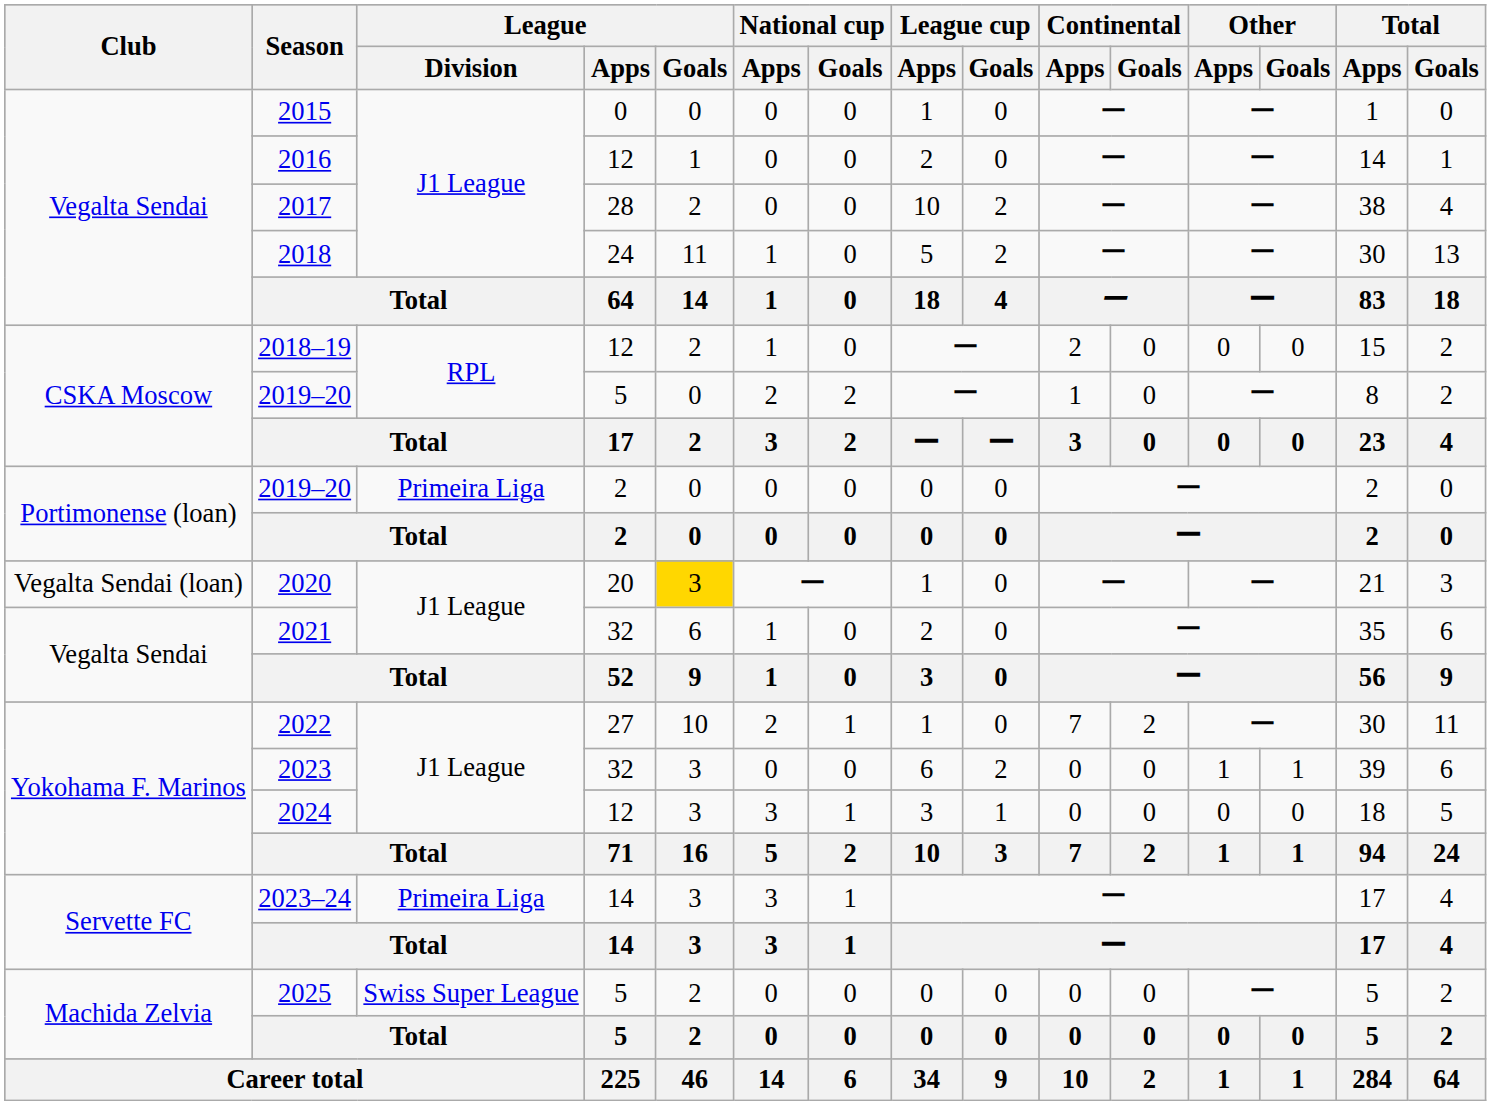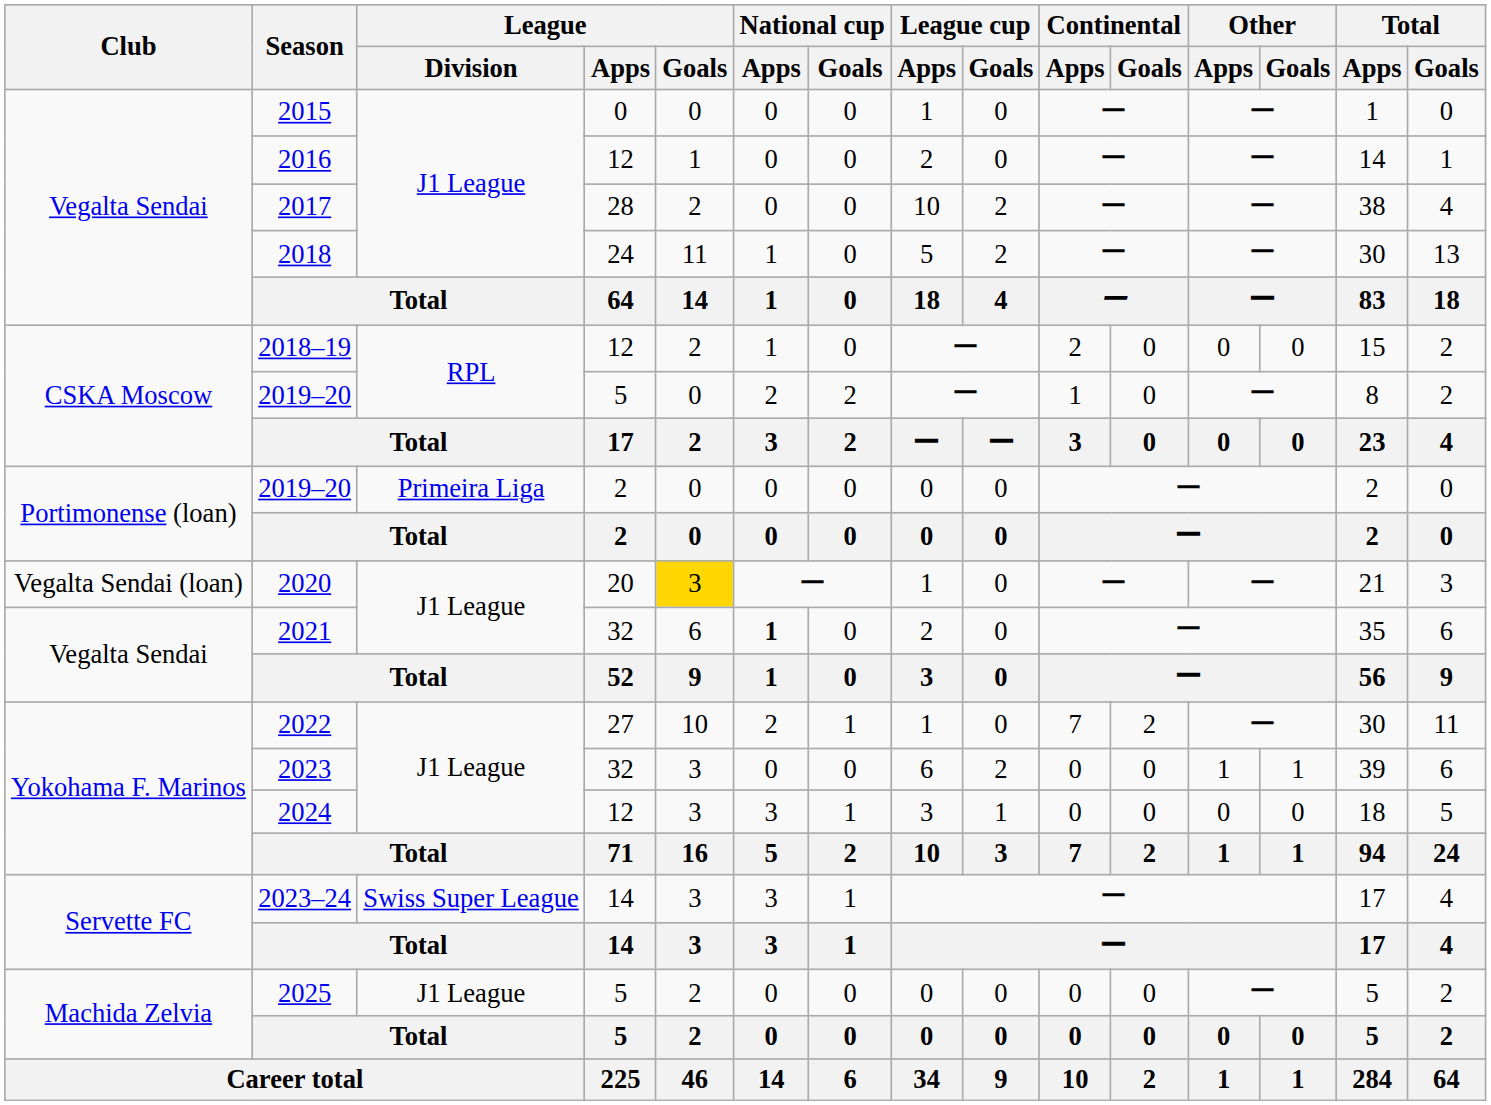(771, 630) normal -> (771, 630) bold
(471, 898) Primeira Liga -> (471, 898) Swiss Super League
(471, 992) Swiss Super League -> (471, 992) J1 League
